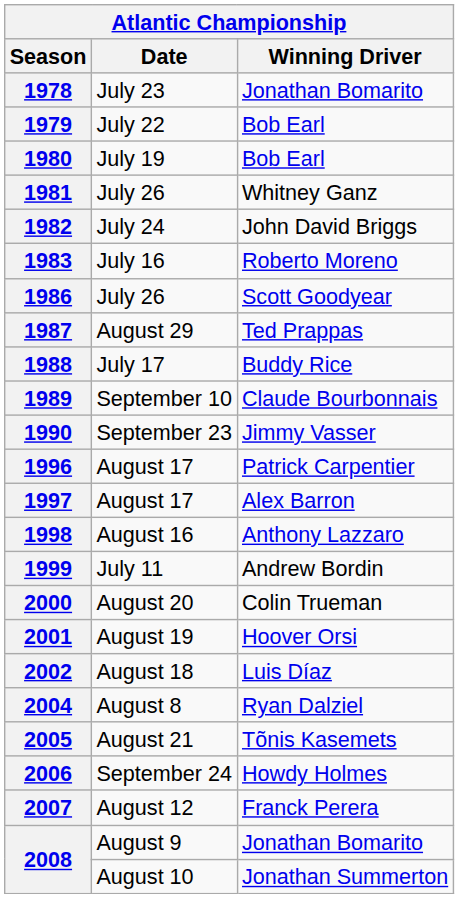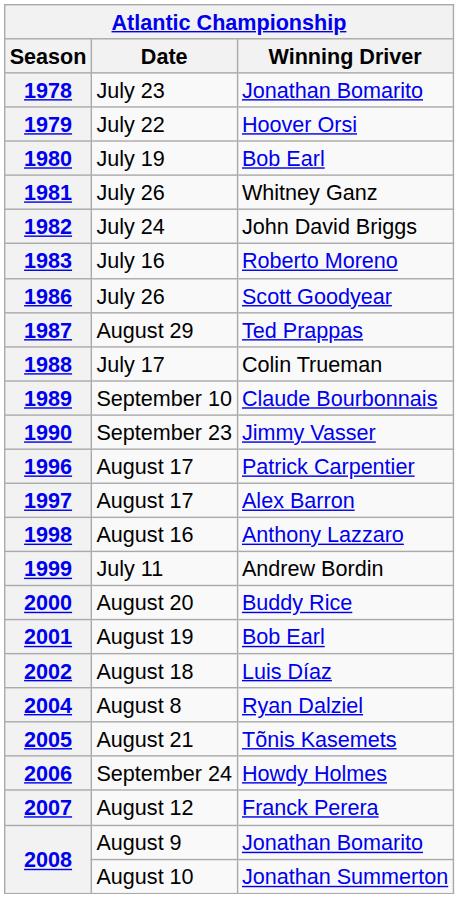(283, 124) Bob Earl -> (300, 124) Hoover Orsi
(297, 364) Buddy Rice -> (312, 364) Colin Trueman
(312, 603) Colin Trueman -> (297, 603) Buddy Rice
(300, 637) Hoover Orsi -> (283, 637) Bob Earl
